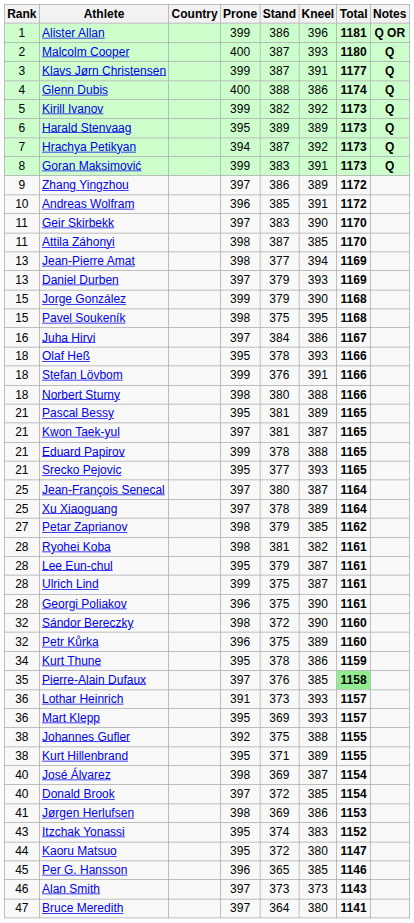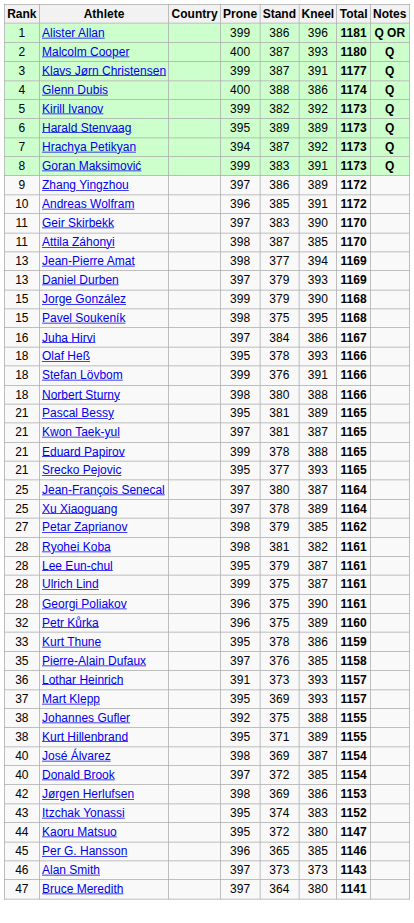- row: (88, 623)
(22, 661) 34 -> (22, 642) 33
(354, 680) lightgreen background -> (354, 661) no background
(22, 718) 36 -> (22, 699) 37
(22, 813) 41 -> (22, 794) 42
